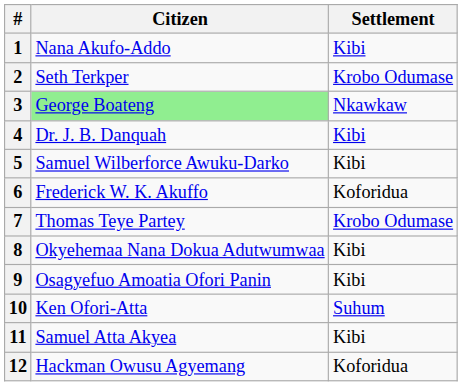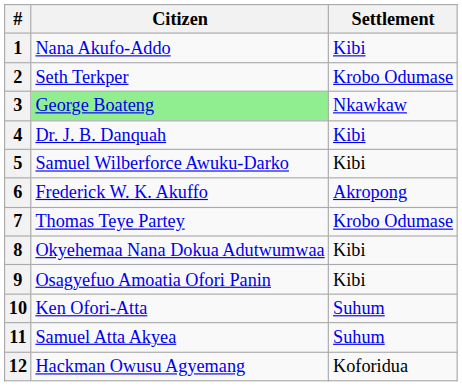(371, 192) Koforidua -> (370, 192) Akropong
(349, 337) Kibi -> (359, 337) Suhum
